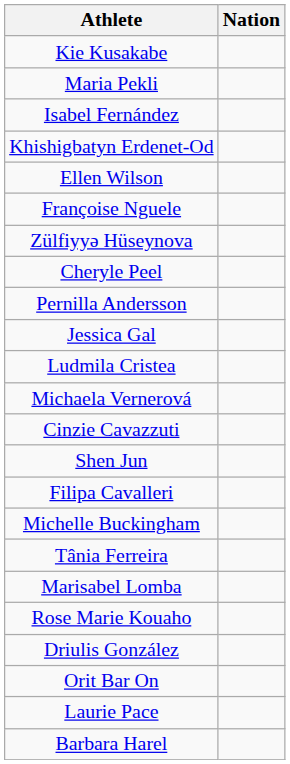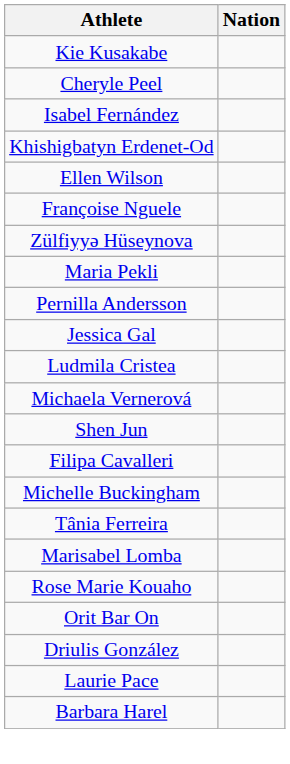rows swapped: (111, 271) <-> (111, 83)
- row: (111, 429)
rows swapped: (111, 680) <-> (111, 649)
